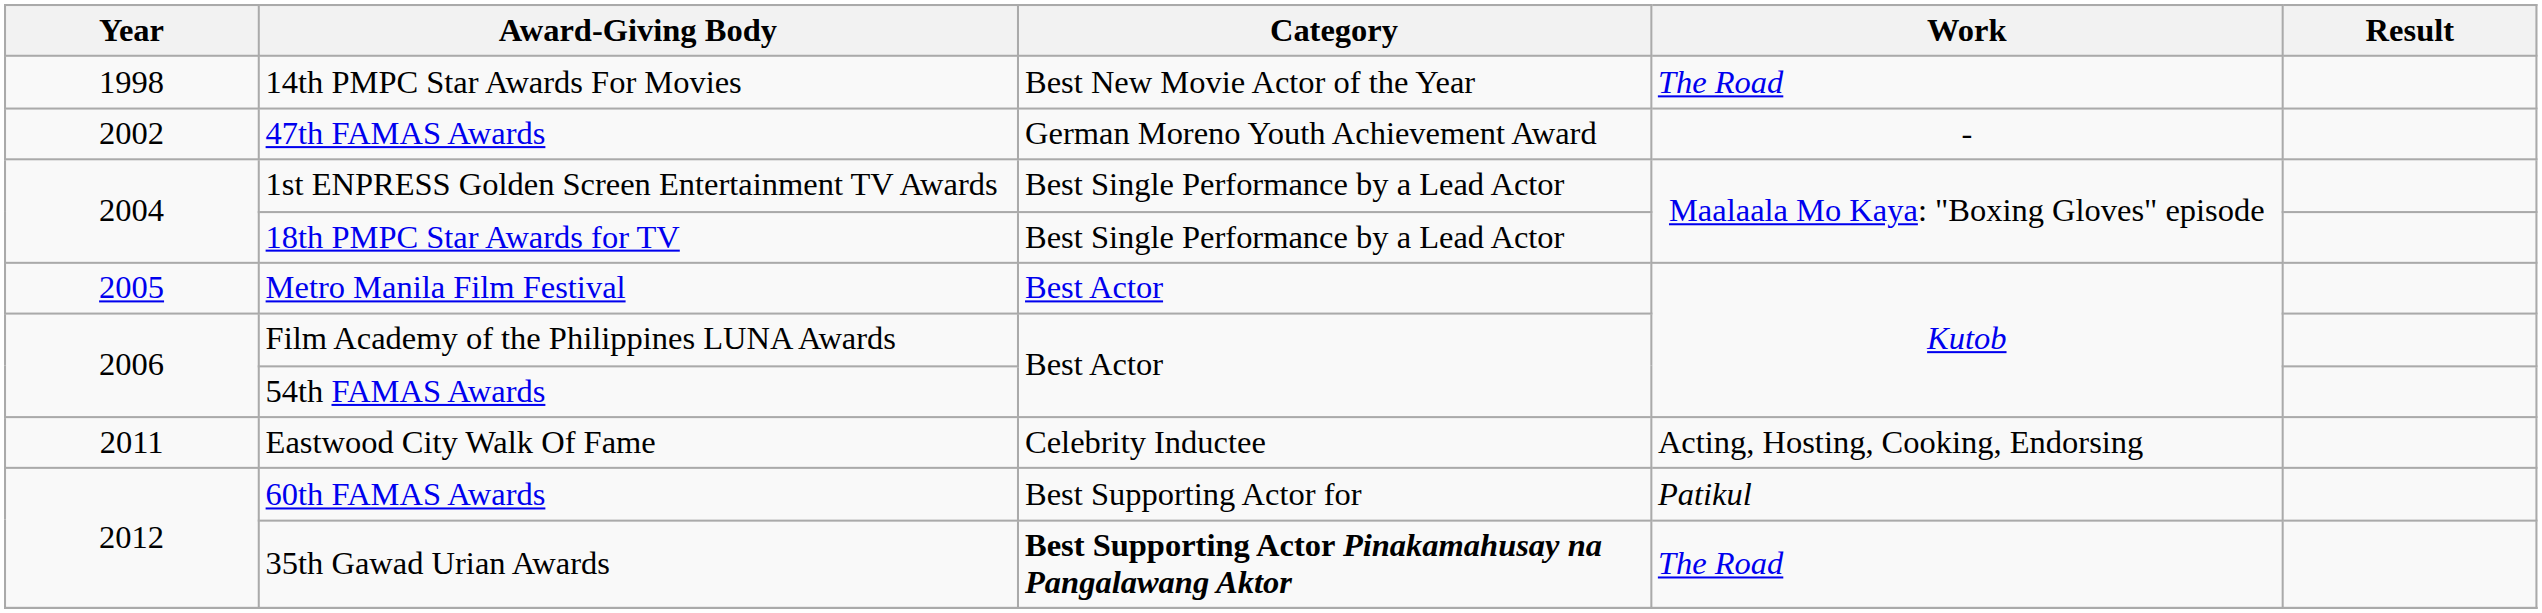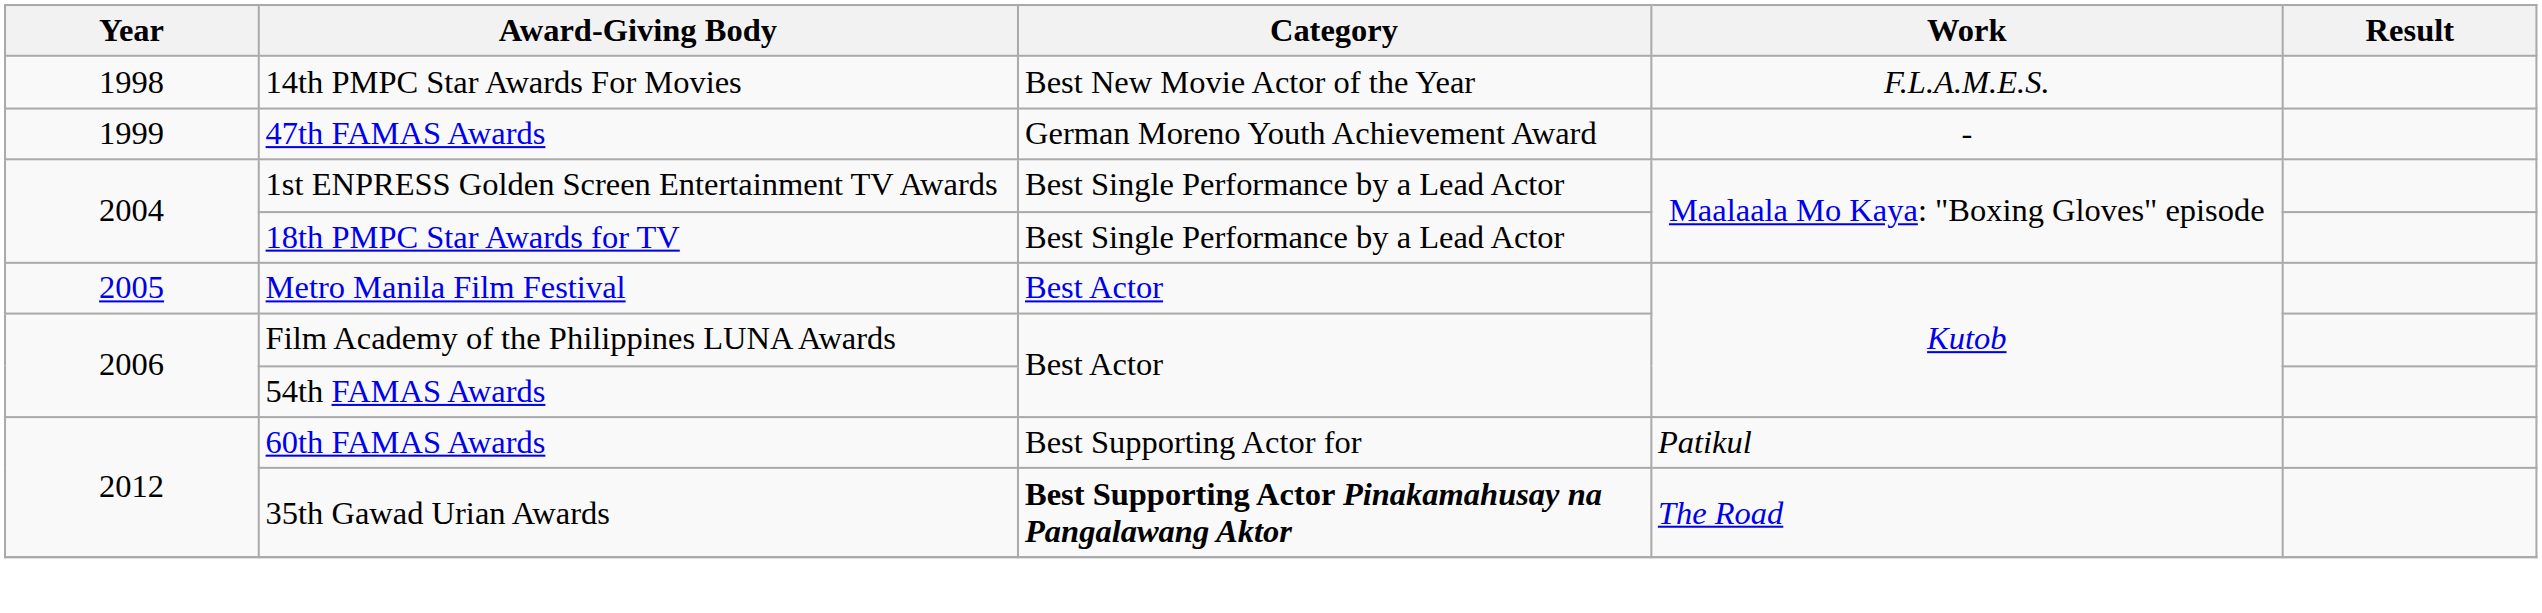(1721, 81) The Road -> (1967, 81) F.L.A.M.E.S.
(132, 133) 2002 -> (132, 133) 1999
- row: (461, 442)
